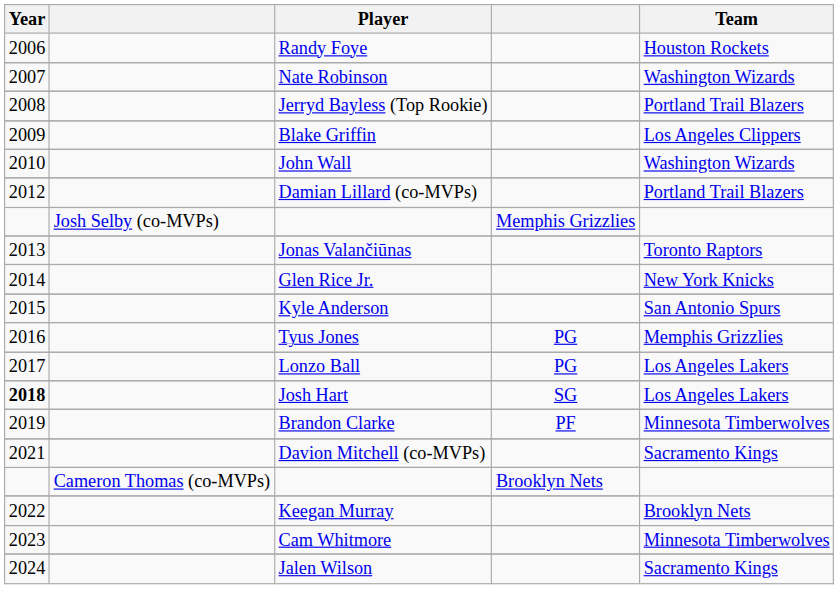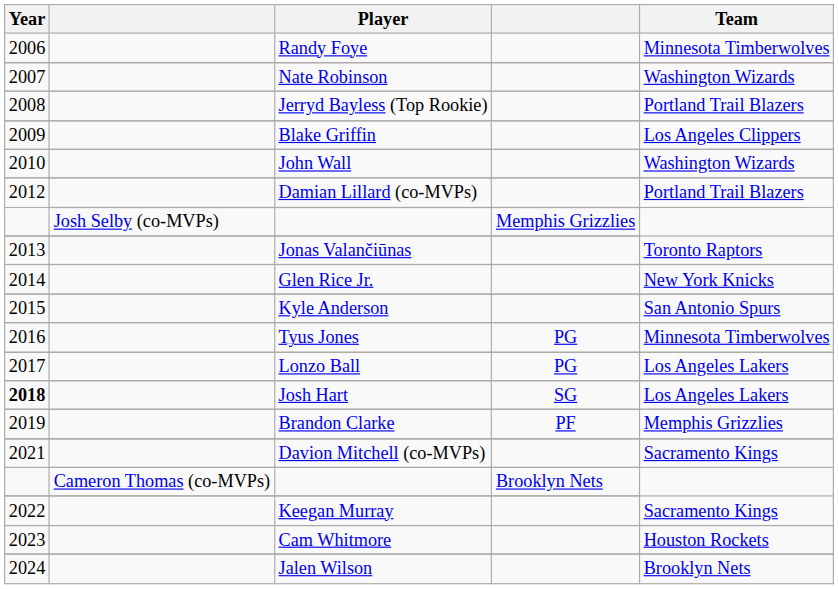(706, 47) Houston Rockets -> (737, 47) Minnesota Timberwolves
(713, 337) Memphis Grizzlies -> (737, 337) Minnesota Timberwolves
(737, 423) Minnesota Timberwolves -> (713, 423) Memphis Grizzlies
(697, 510) Brooklyn Nets -> (711, 510) Sacramento Kings
(737, 539) Minnesota Timberwolves -> (706, 539) Houston Rockets
(711, 568) Sacramento Kings -> (697, 568) Brooklyn Nets
